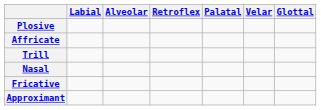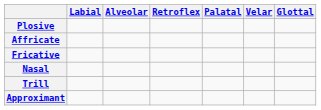rows swapped: (36, 84) <-> (36, 55)
